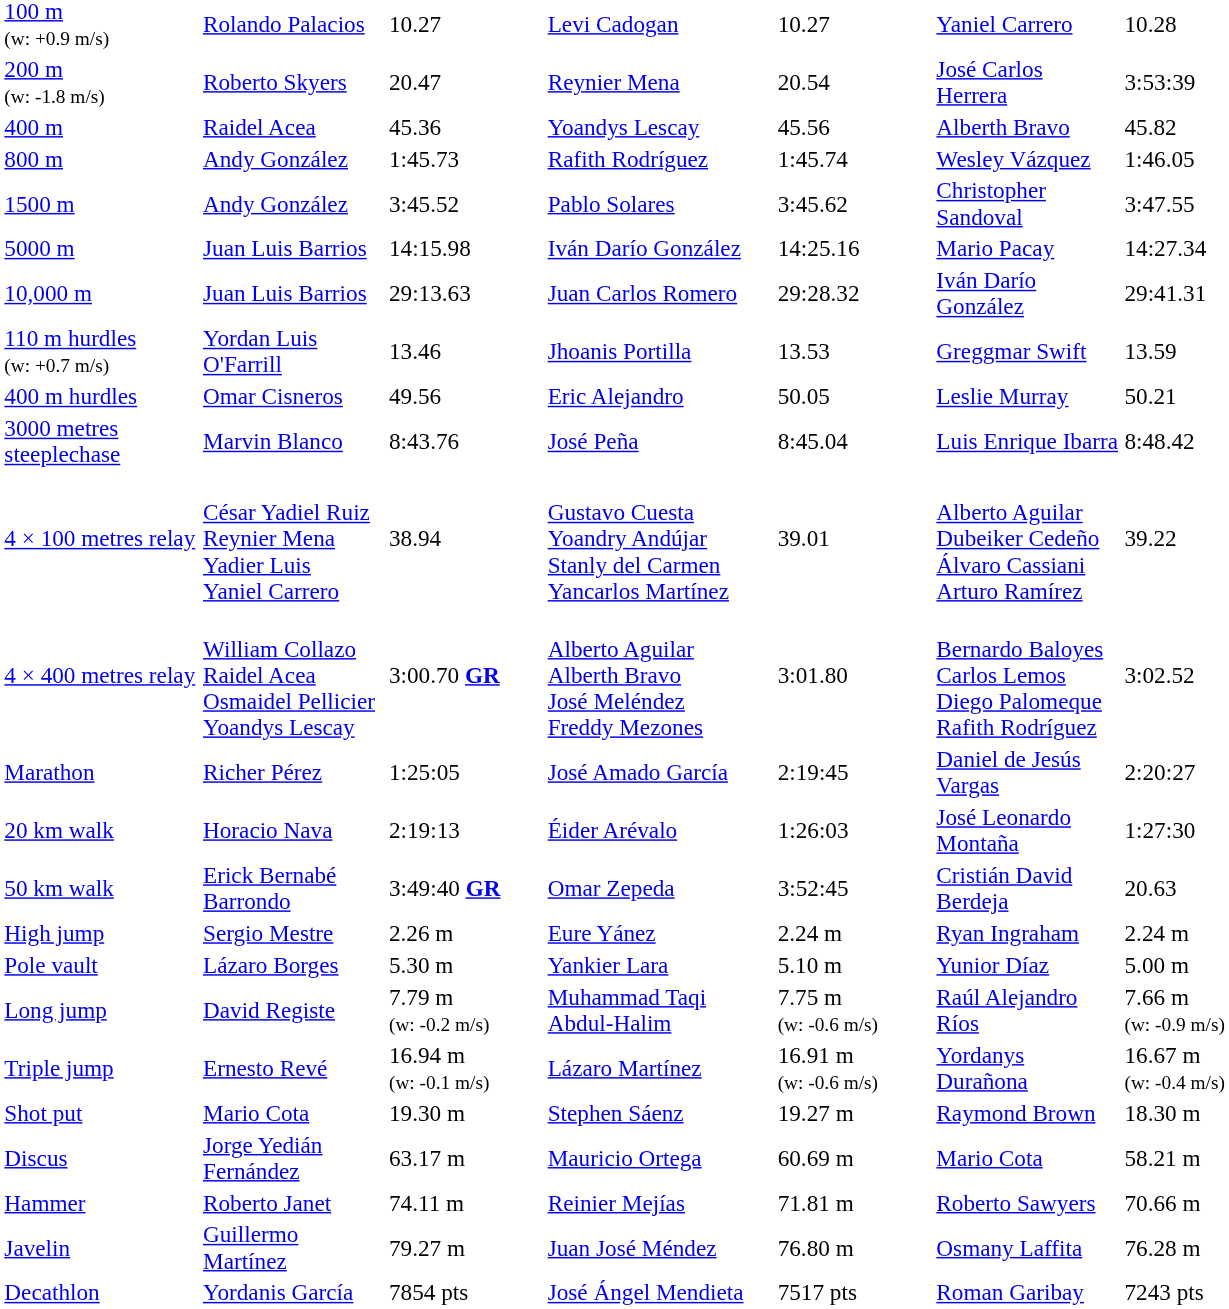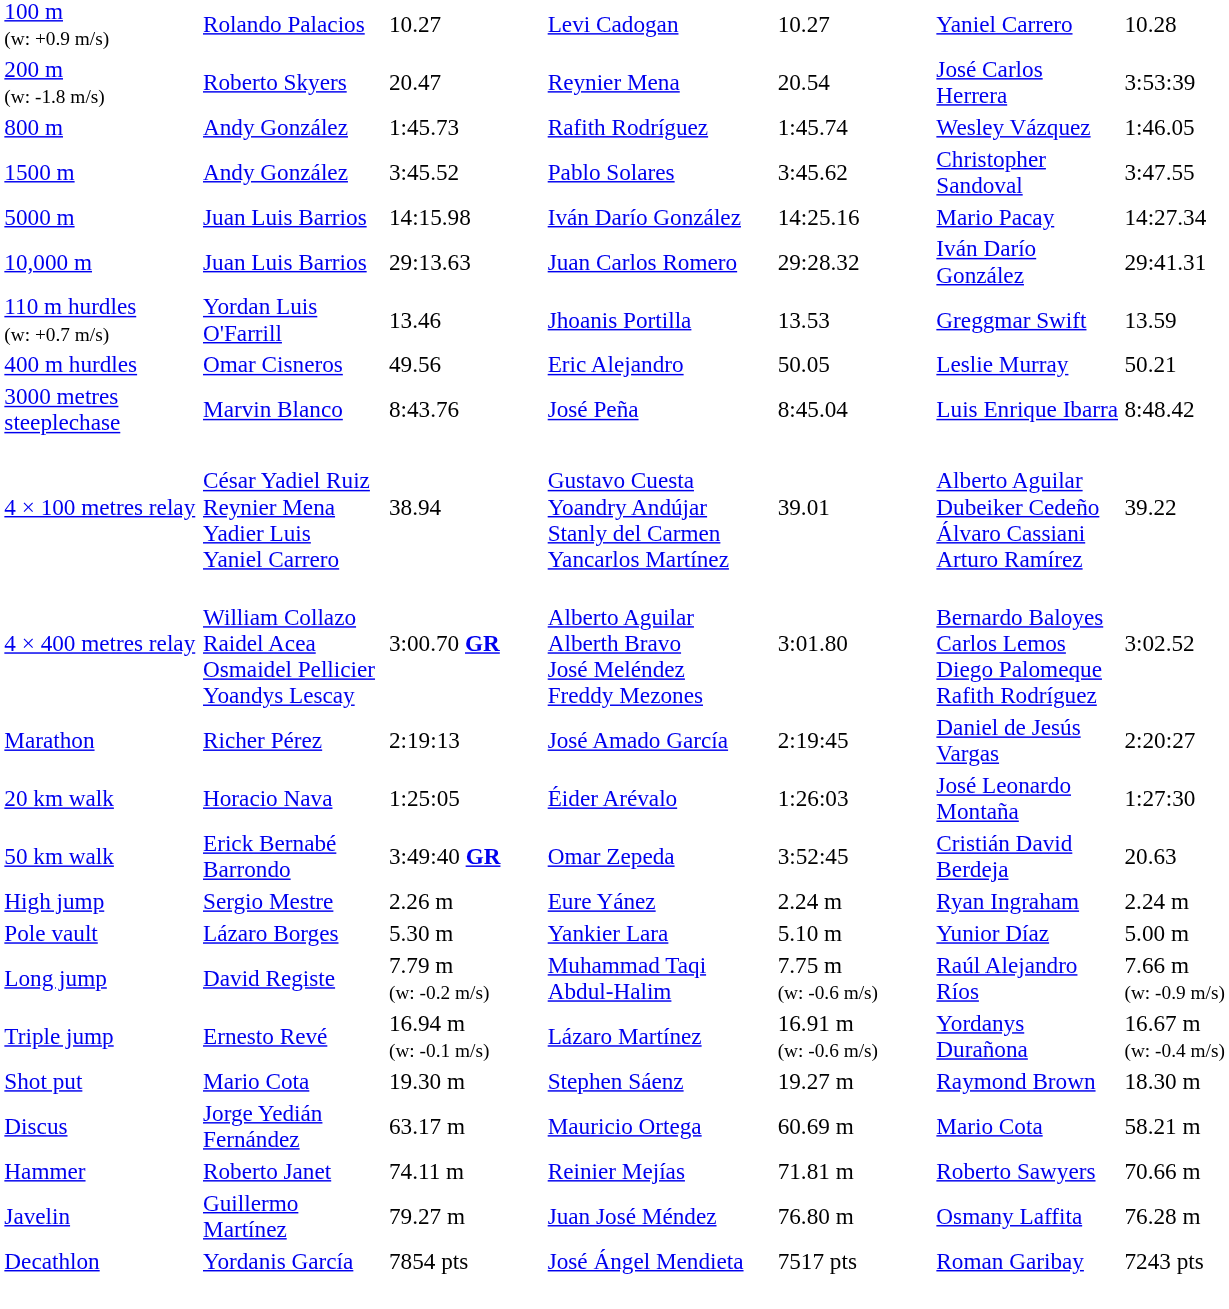- row: (34, 127)
(424, 772) 1:25:05 -> (424, 740) 2:19:13
(424, 830) 2:19:13 -> (424, 798) 1:25:05
